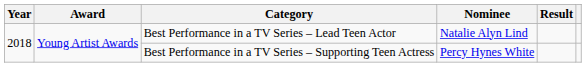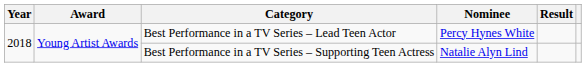(484, 33) Natalie Alyn Lind -> (487, 33) Percy Hynes White
(487, 52) Percy Hynes White -> (484, 52) Natalie Alyn Lind
